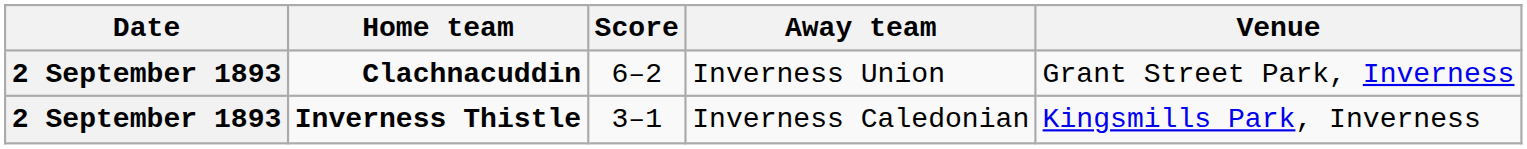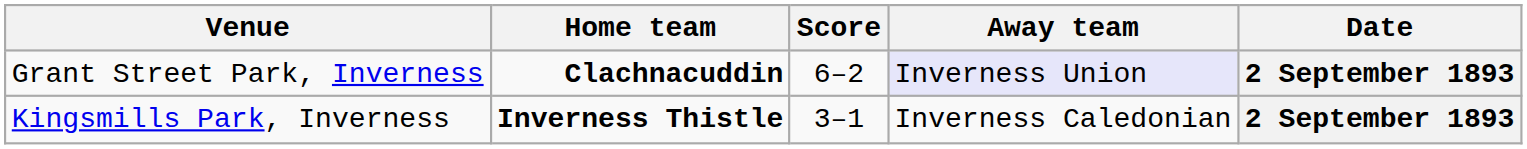columns swapped: (147, 28) <-> (1279, 28)
(819, 74) no background -> (1021, 74) lavender background
